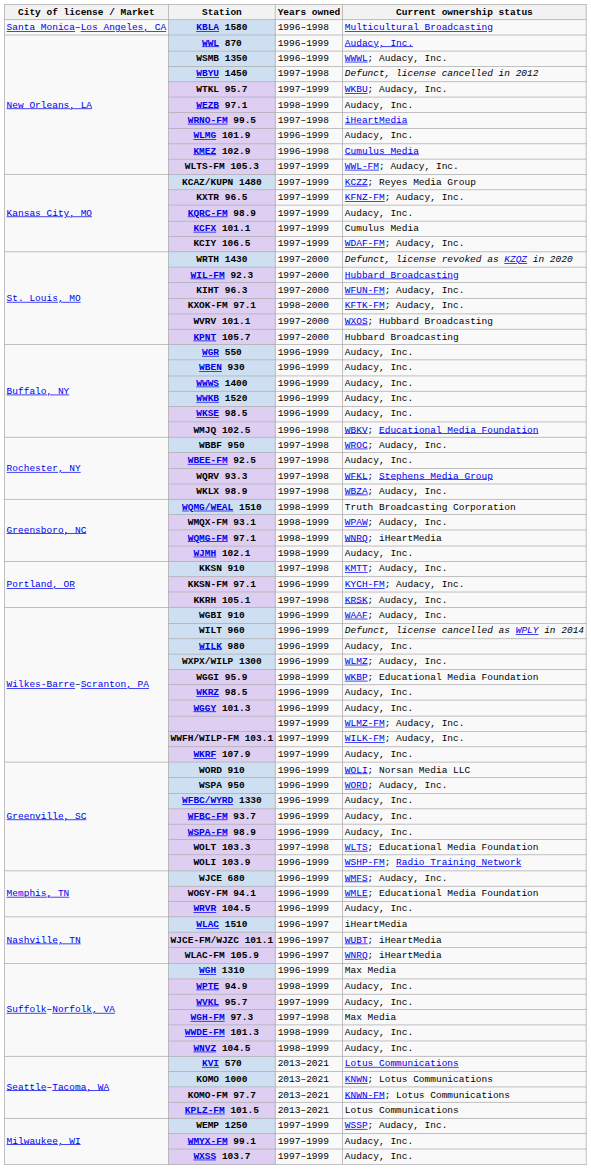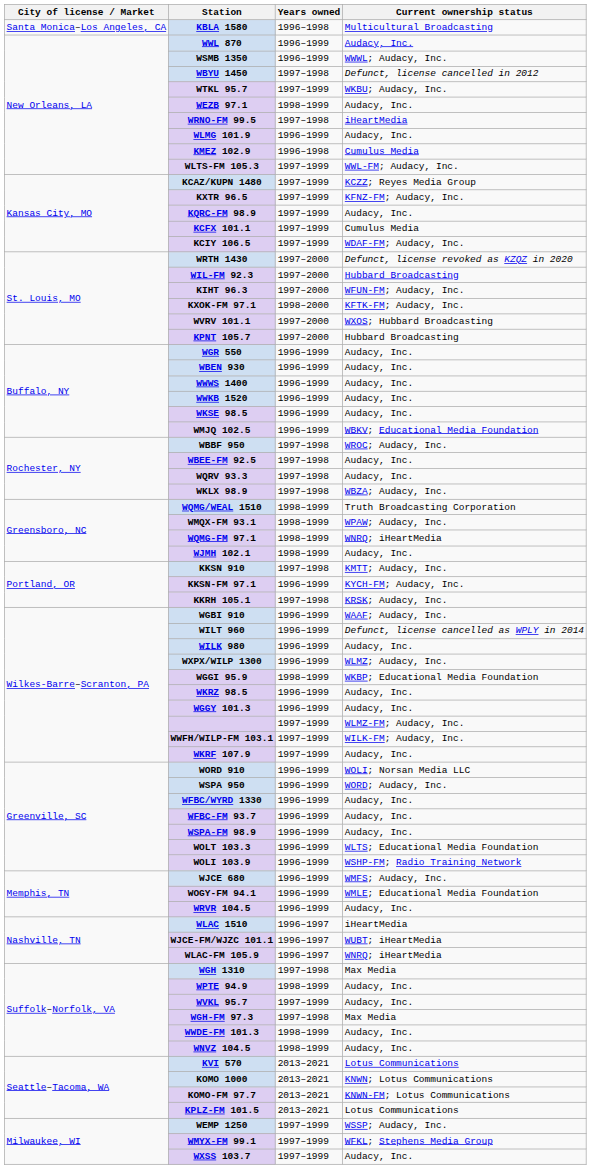(303, 430) 1996–1998 -> (303, 430) 1996–1999
(419, 476) WFKL; Stephens Media Group -> (379, 476) Audacy, Inc.
(303, 847) 1997–1998 -> (303, 847) 1996–1999
(303, 971) 1996–1999 -> (303, 971) 1997–1998
(379, 1141) Audacy, Inc. -> (419, 1141) WFKL; Stephens Media Group
